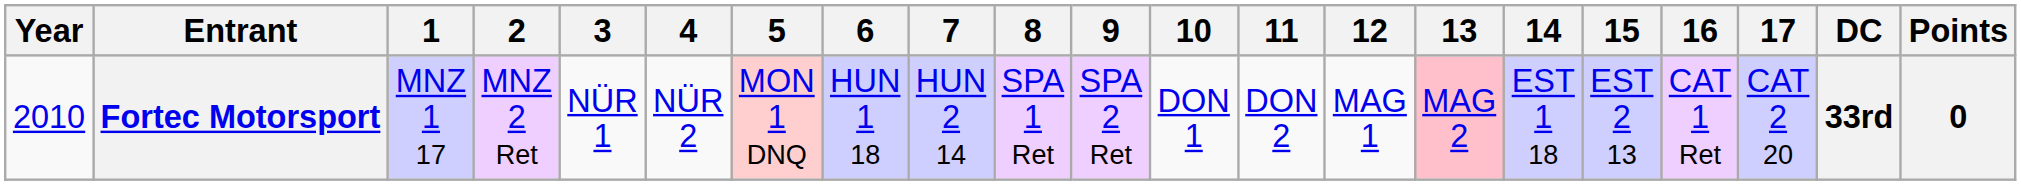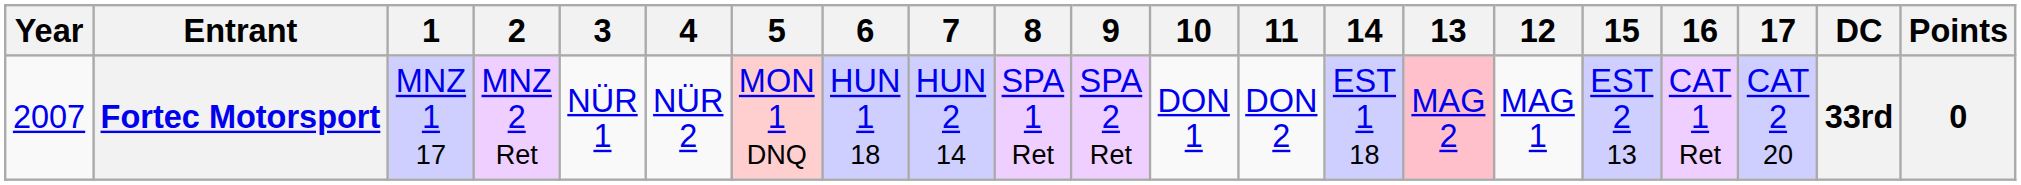columns swapped: (1370, 30) <-> (1543, 30)
(49, 117) 2010 -> (49, 117) 2007
